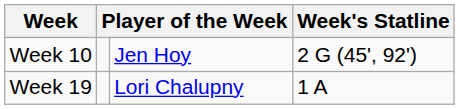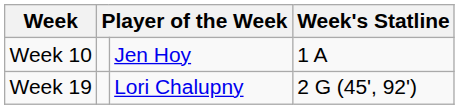(357, 54) 2 G (45', 92') -> (312, 54) 1 A
(312, 87) 1 A -> (357, 87) 2 G (45', 92')
